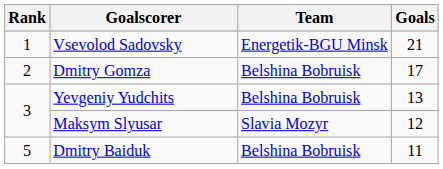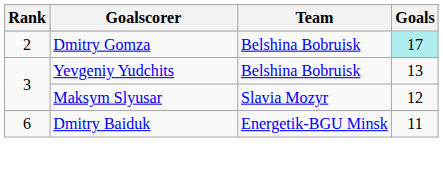- row: (118, 44)
(415, 71) no background -> (415, 44) paleturquoise background
(27, 150) 5 -> (27, 124) 6
(301, 150) Belshina Bobruisk -> (314, 124) Energetik-BGU Minsk
